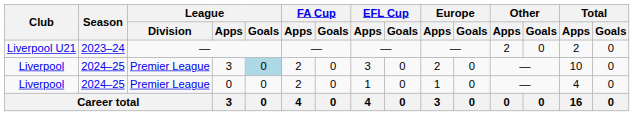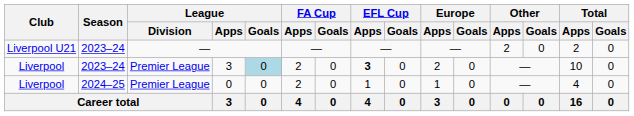(103, 66) 2024–25 -> (103, 66) 2023–24
(368, 66) normal -> (368, 66) bold
